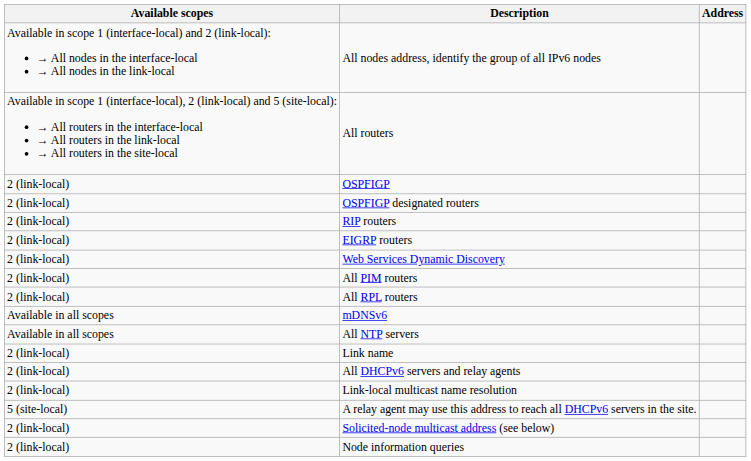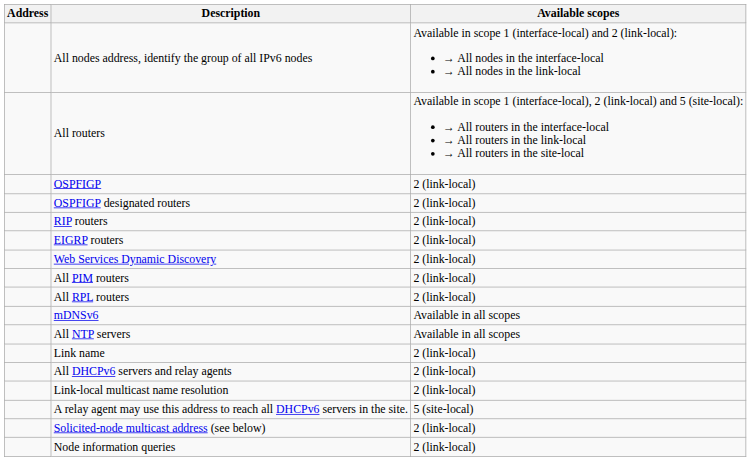columns swapped: (723, 13) <-> (172, 13)
